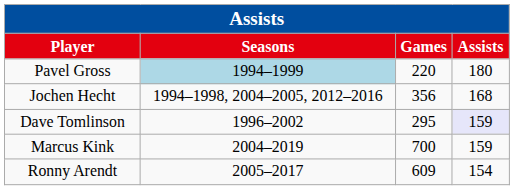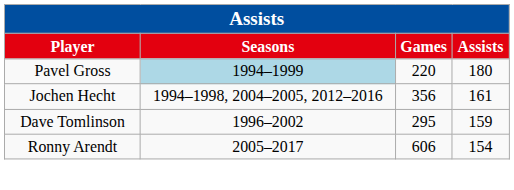(480, 96) 168 -> (480, 96) 161
(480, 121) lavender background -> (480, 121) no background
- row: (72, 146)
(424, 171) 609 -> (424, 146) 606
